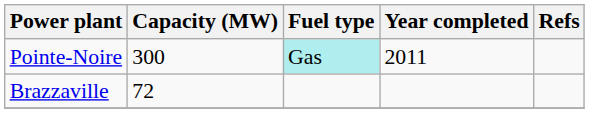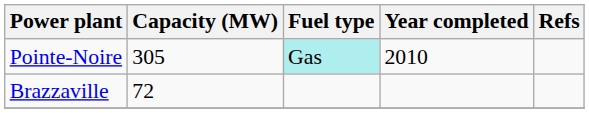(149, 56) 300 -> (149, 56) 305
(406, 56) 2011 -> (406, 56) 2010
